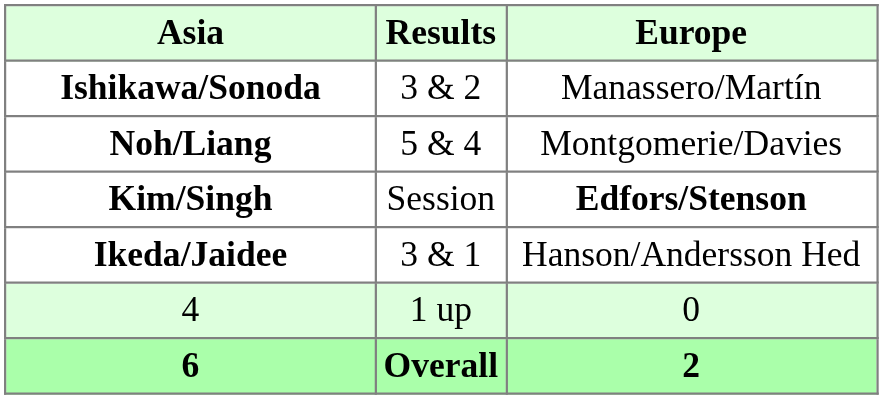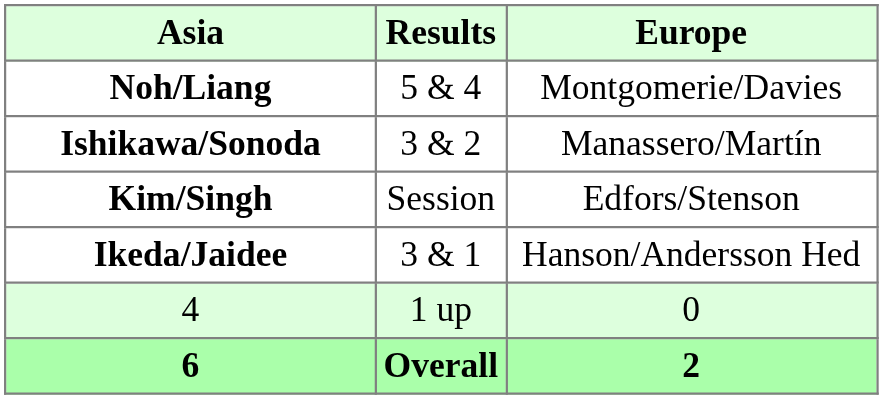rows swapped: (190, 143) <-> (190, 87)
(691, 198) bold -> (691, 198) normal
